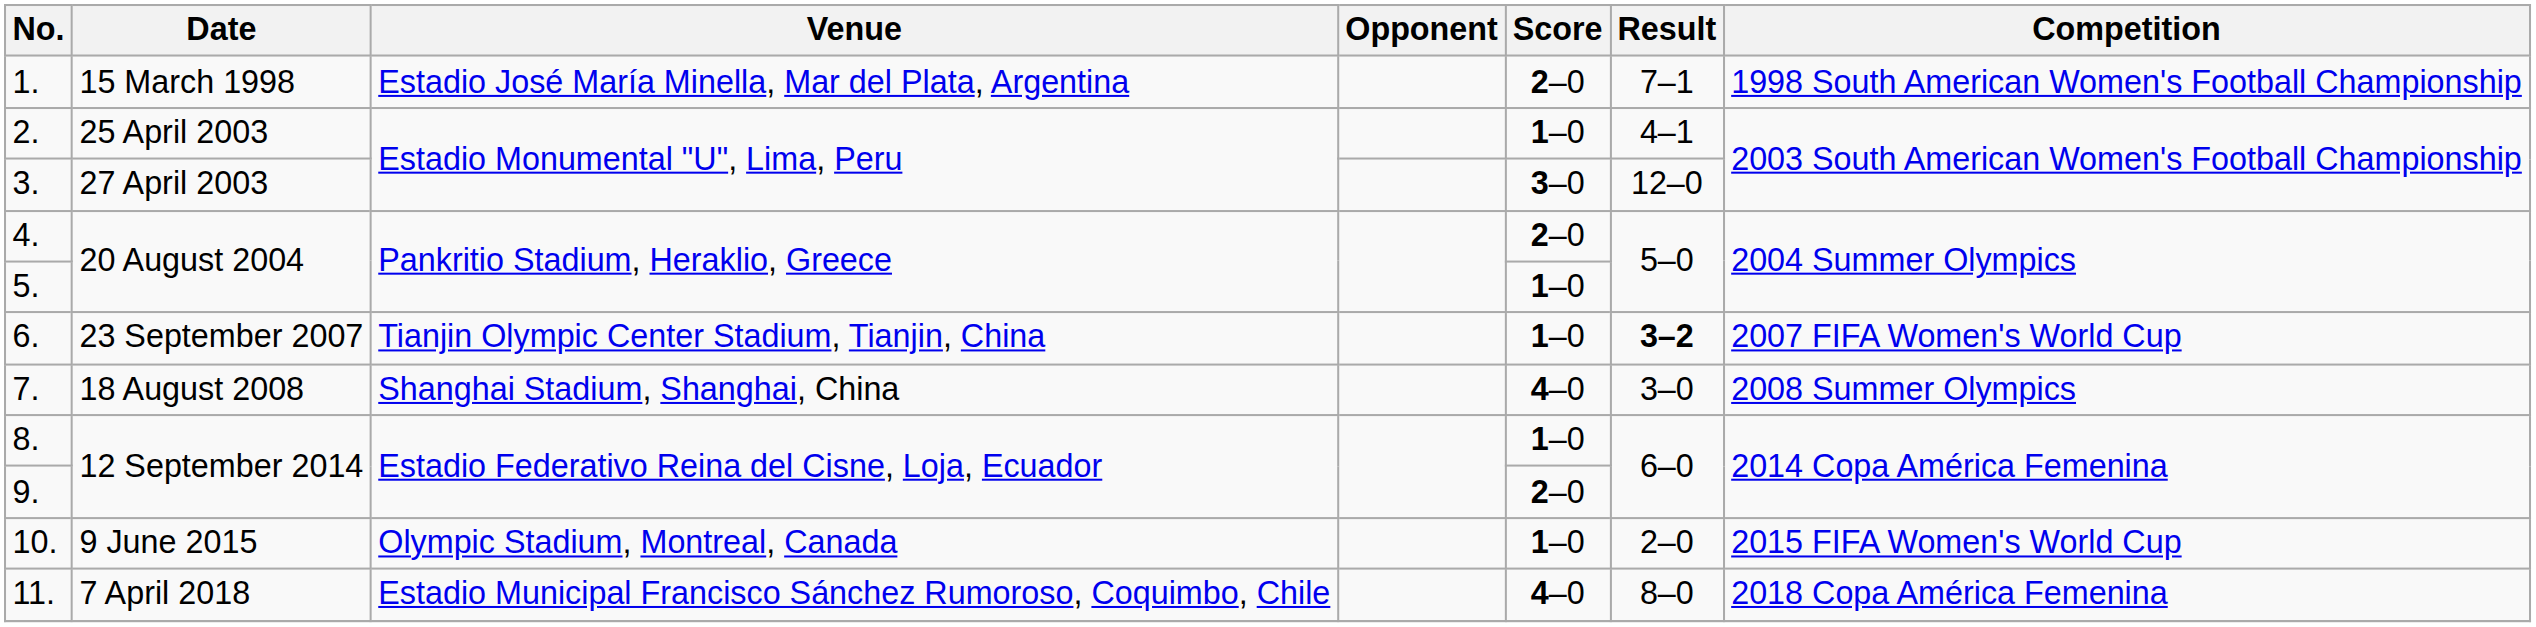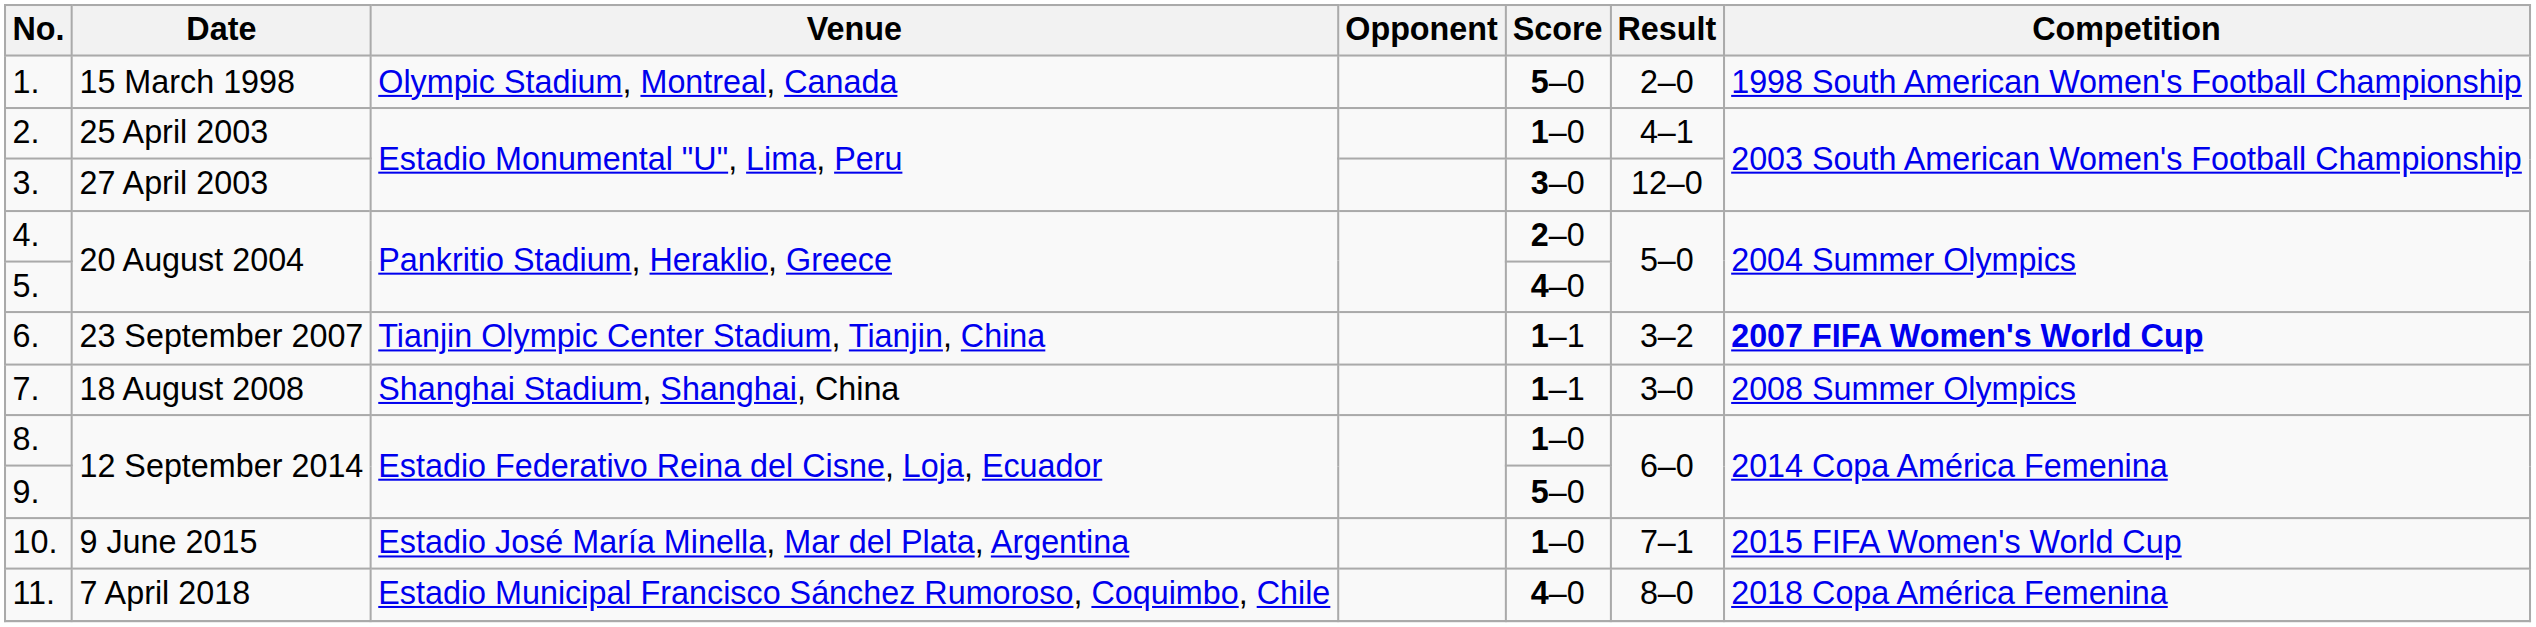(754, 81) Estadio José María Minella, Mar del Plata, Argentina -> (638, 81) Olympic Stadium, Montreal, Canada
(1558, 81) 2–0 -> (1558, 81) 5–0
(1667, 81) 7–1 -> (1667, 81) 2–0
(1558, 286) 1–0 -> (1558, 286) 4–0
(1558, 337) 1–0 -> (1558, 337) 1–1
(1667, 337) bold -> (1667, 337) normal
(1956, 337) normal -> (1967, 337) bold
(1558, 388) 4–0 -> (1558, 388) 1–1
(1558, 491) 2–0 -> (1558, 491) 5–0
(638, 542) Olympic Stadium, Montreal, Canada -> (754, 542) Estadio José María Minella, Mar del Plata, Argentina
(1667, 542) 2–0 -> (1667, 542) 7–1
